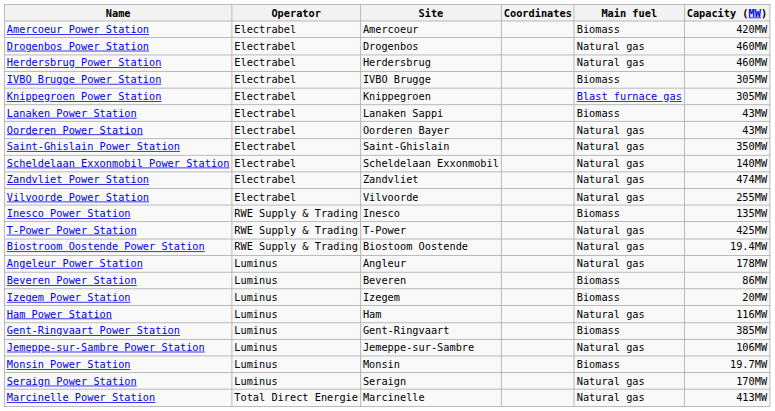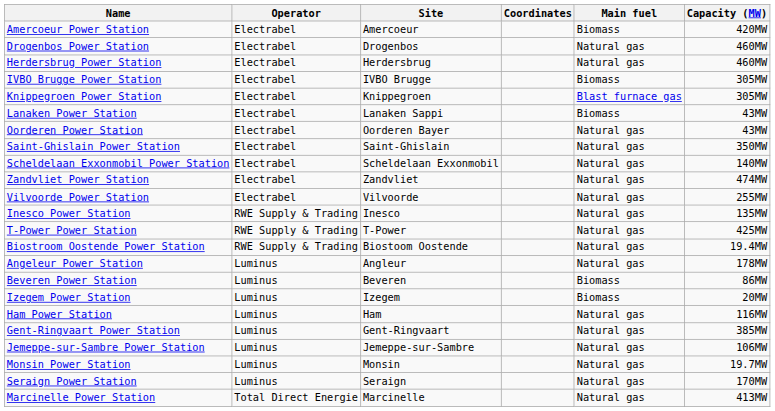(598, 214) Biomass -> (611, 214) Natural gas
(598, 331) Biomass -> (611, 331) Natural gas
(598, 364) Biomass -> (611, 364) Natural gas
